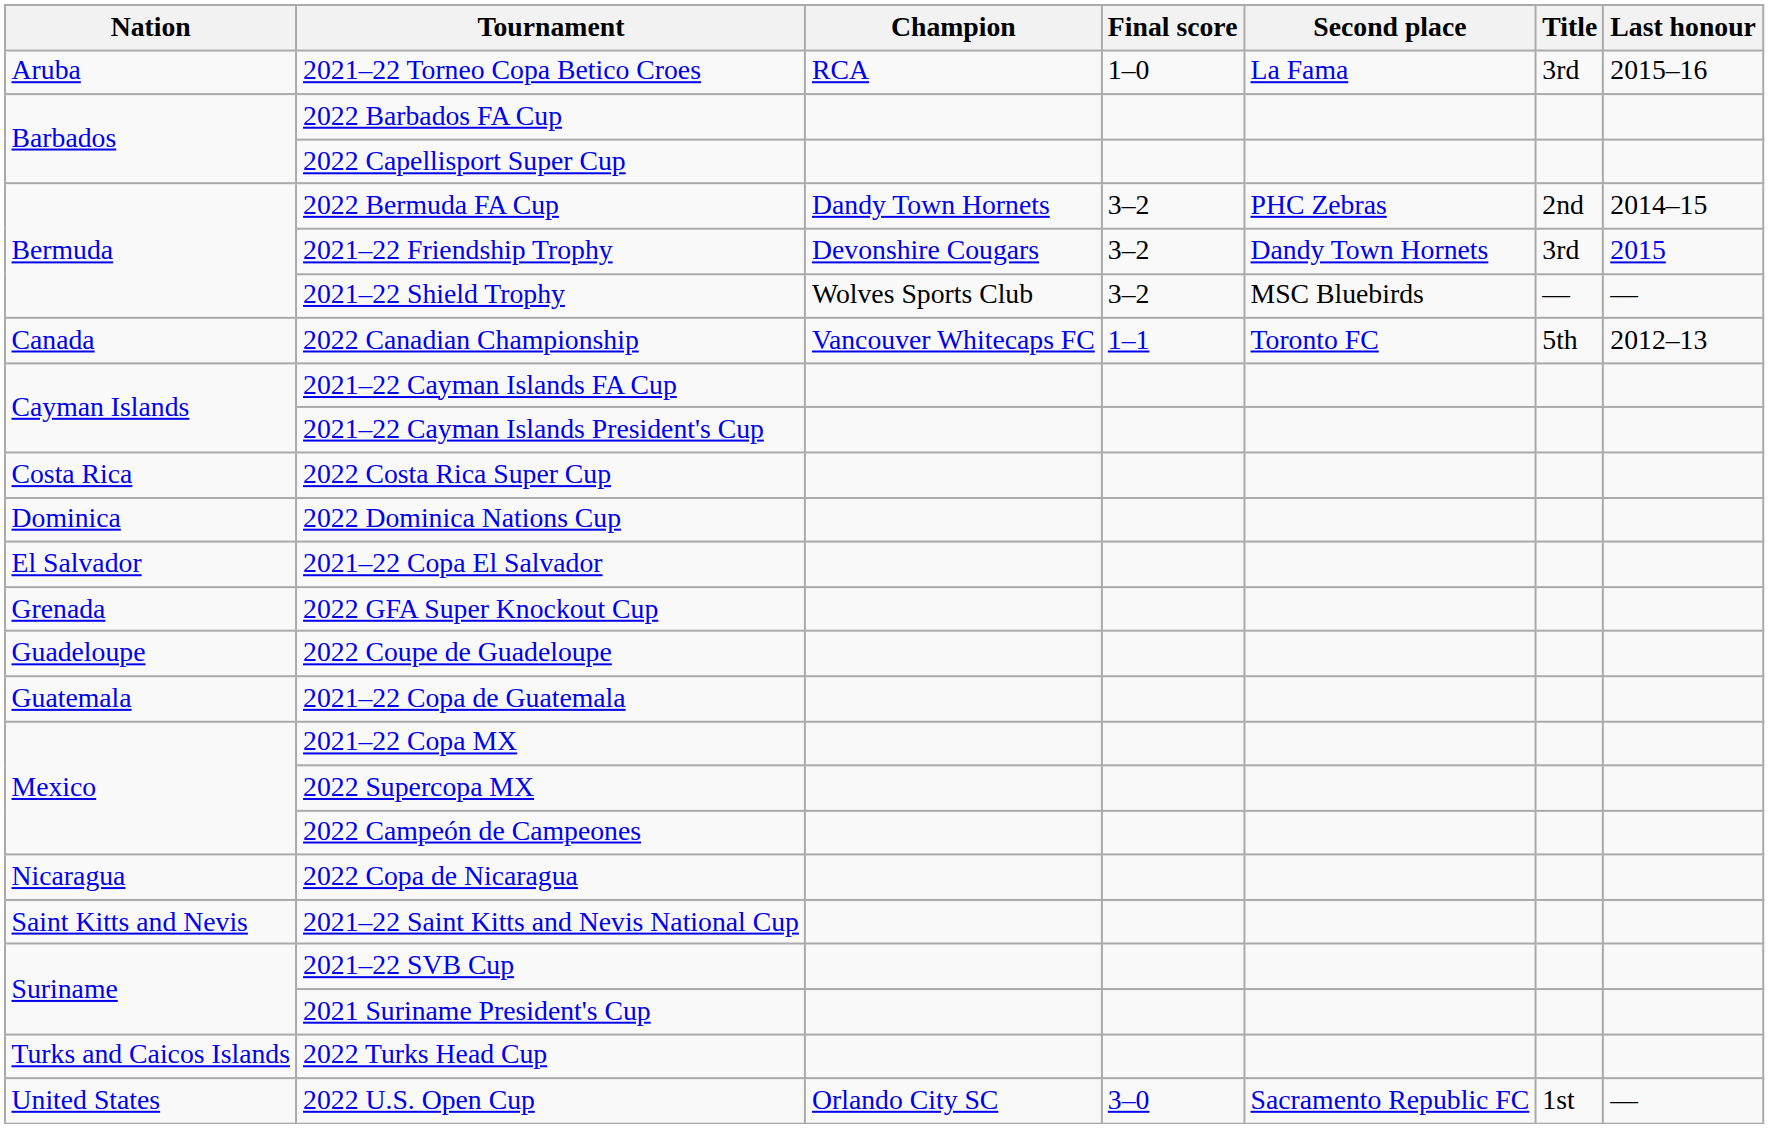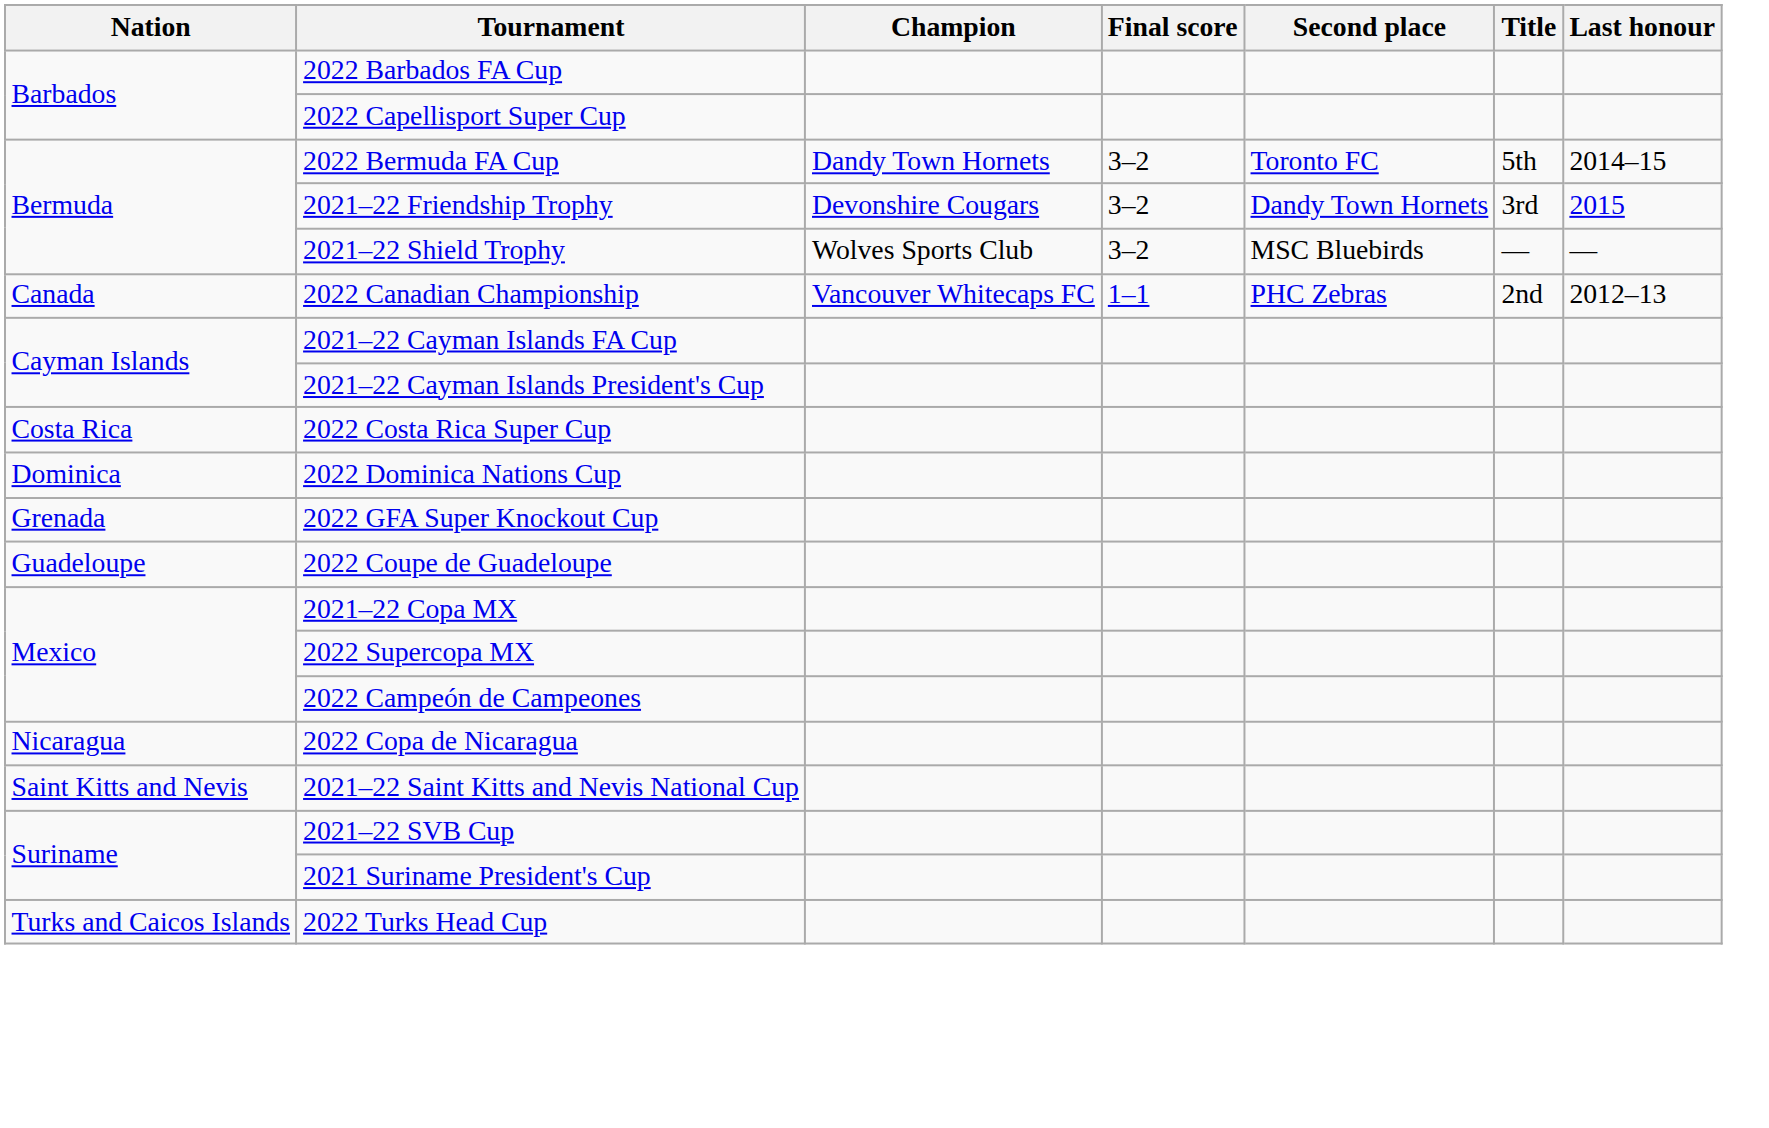- row: (502, 71)
(1319, 205) PHC Zebras -> (1315, 161) Toronto FC
(1563, 205) 2nd -> (1519, 161) 5th
(1315, 340) Toronto FC -> (1319, 295) PHC Zebras
(1560, 340) 5th -> (1522, 295) 2nd
- row: (453, 563)
- row: (464, 697)
- row: (419, 1100)
